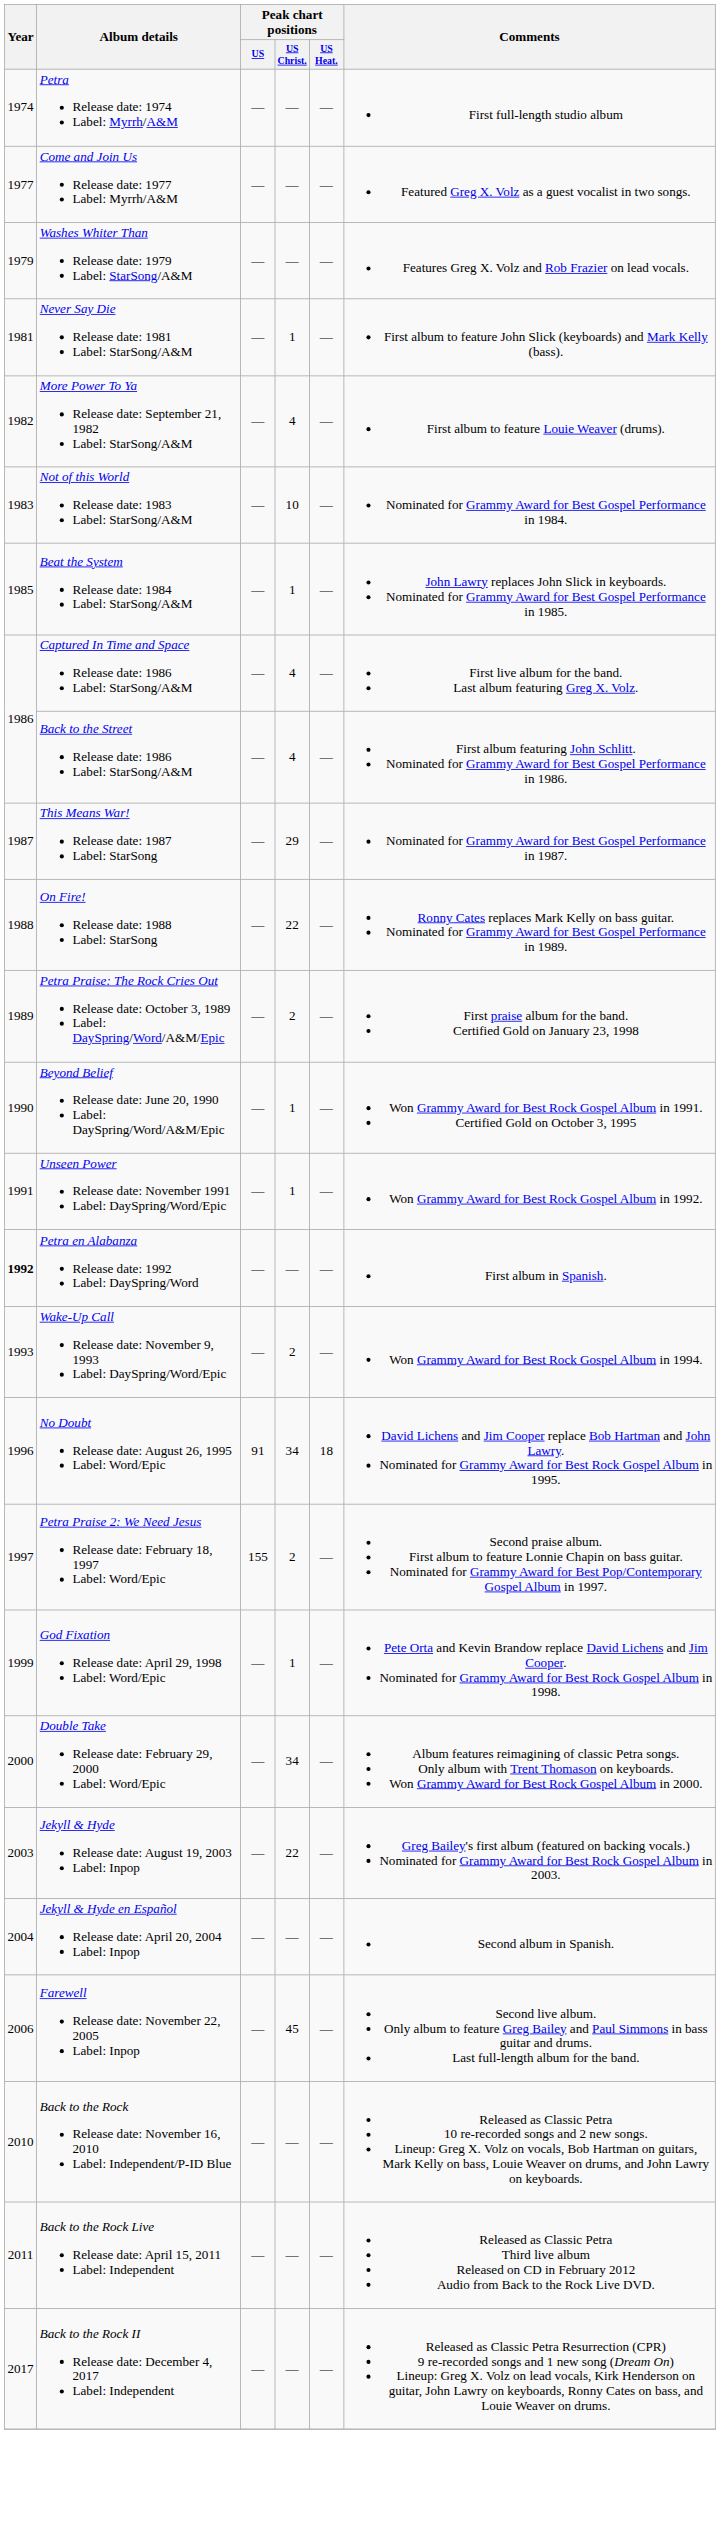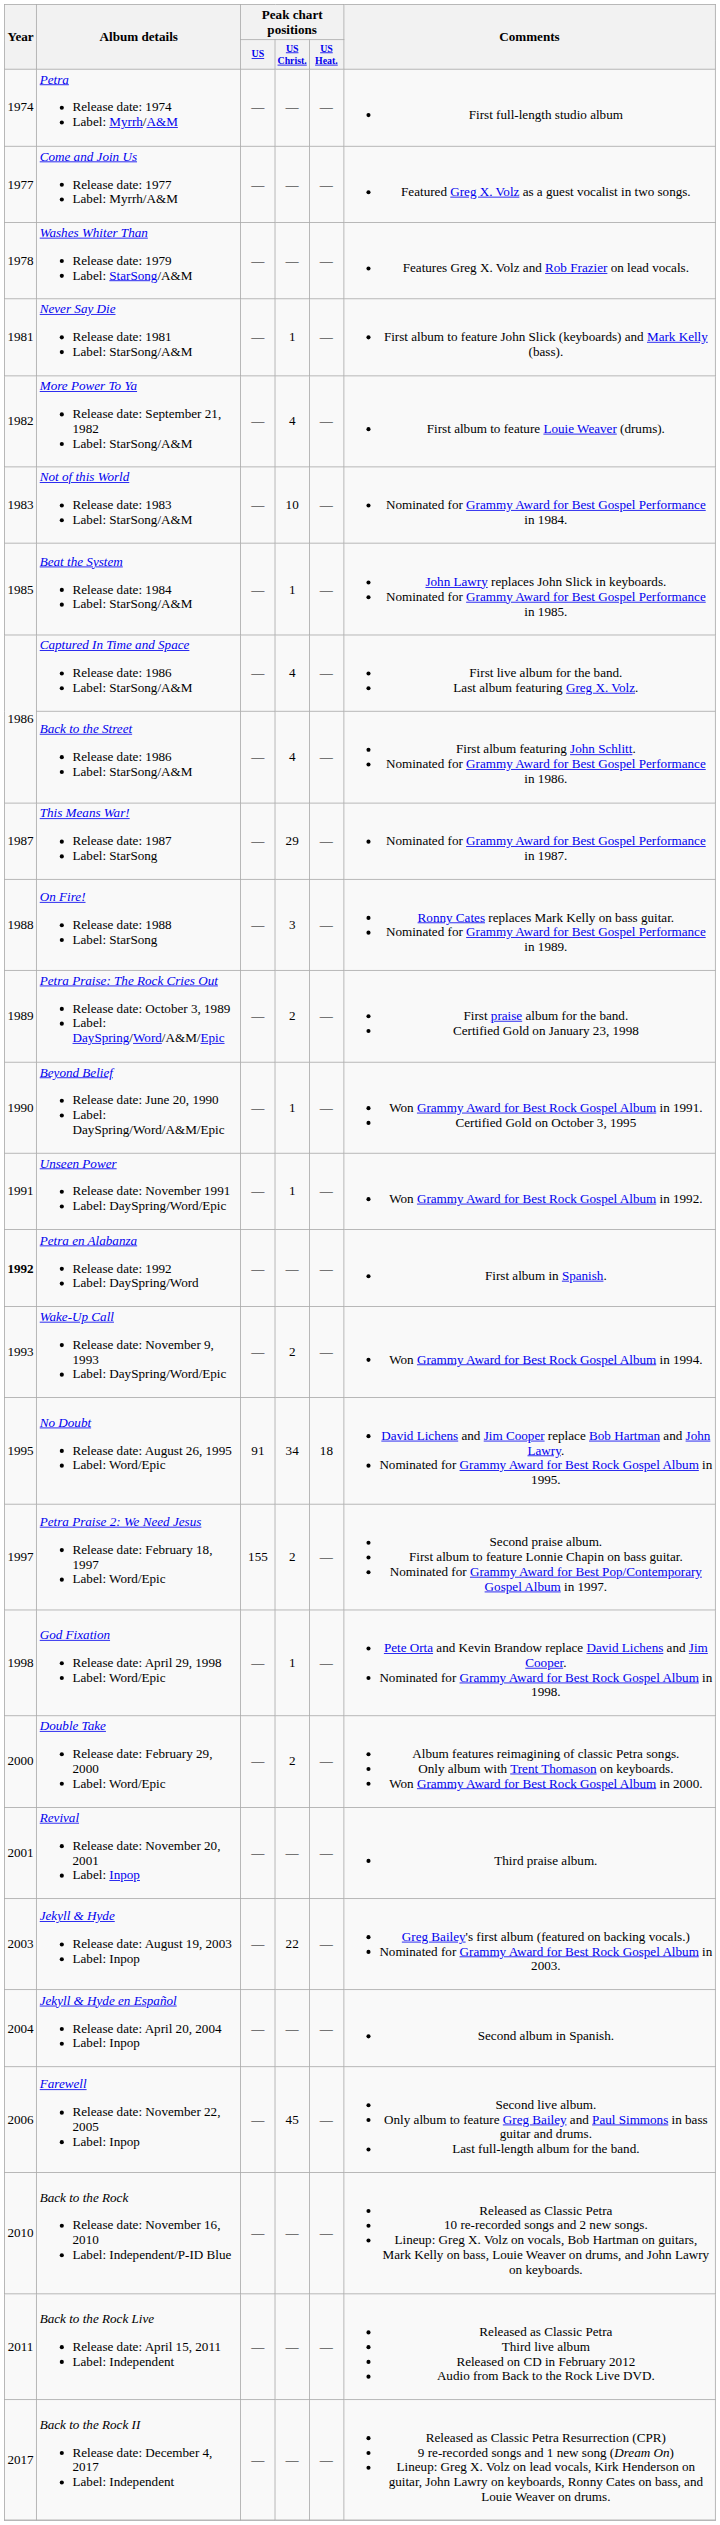(21, 260) 1979 -> (21, 260) 1978
(292, 925) 22 -> (292, 925) 3
(21, 1450) 1996 -> (21, 1450) 1995
(21, 1663) 1999 -> (21, 1663) 1998
(292, 1761) 34 -> (292, 1761) 2
+ row: (139, 1846)
